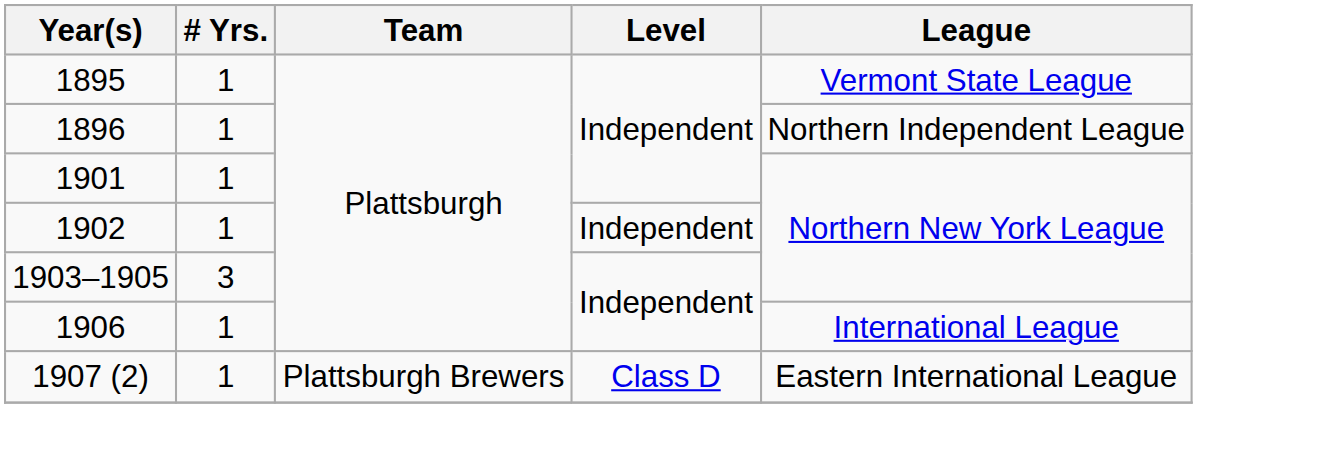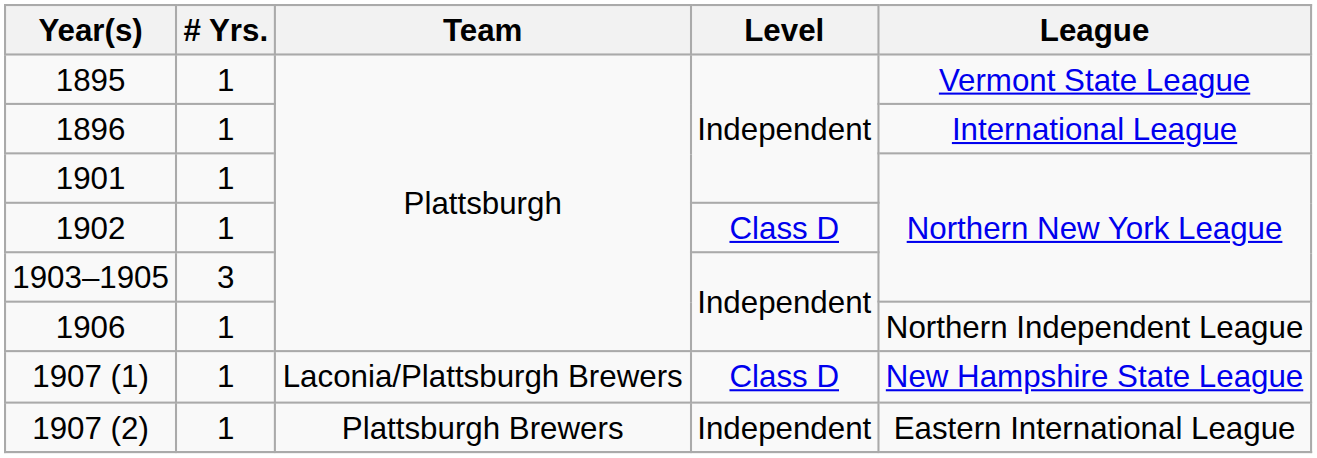(976, 129) Northern Independent League -> (1095, 129) International League
(666, 228) Independent -> (784, 228) Class D
(976, 327) International League -> (1095, 327) Northern Independent League
+ row: (91, 377)
(666, 377) Class D -> (784, 427) Independent
